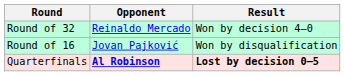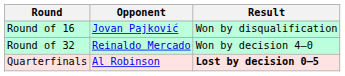rows swapped: (41, 30) <-> (41, 46)
(126, 63) bold -> (126, 63) normal
